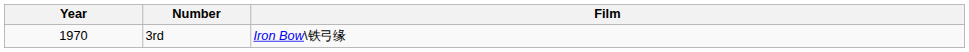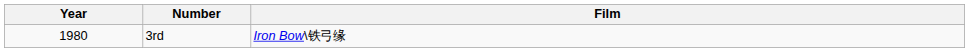(73, 36) 1970 -> (73, 36) 1980
